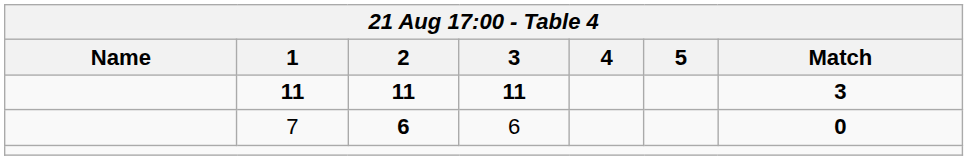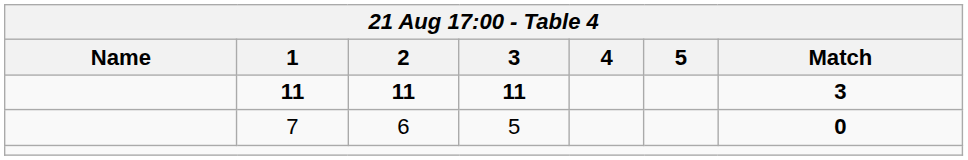(403, 127) bold -> (403, 127) normal
(514, 127) 6 -> (514, 127) 5
